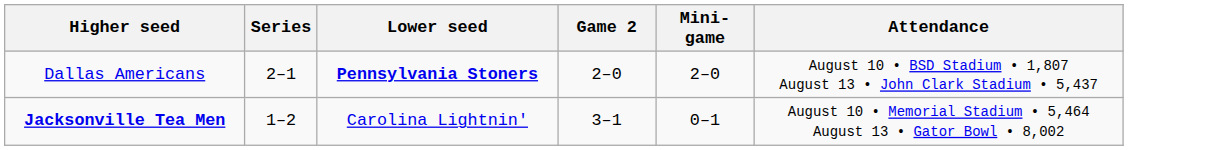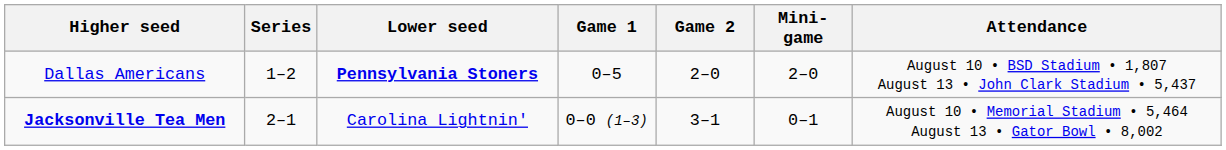+ column: (607, 28)
(281, 75) 2–1 -> (281, 75) 1–2
(281, 121) 1–2 -> (281, 121) 2–1
